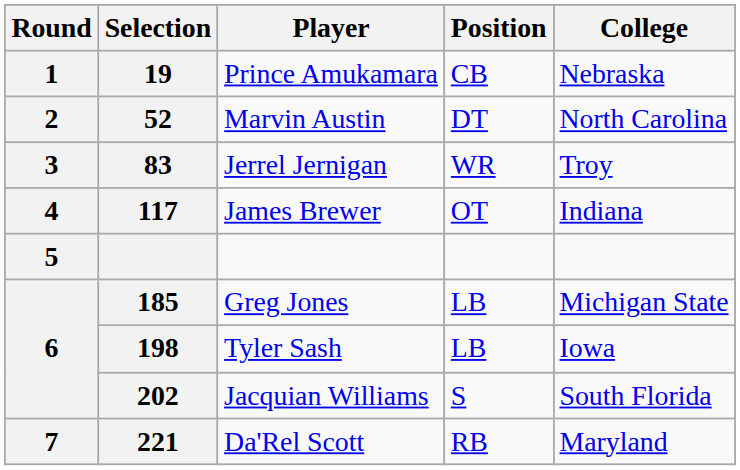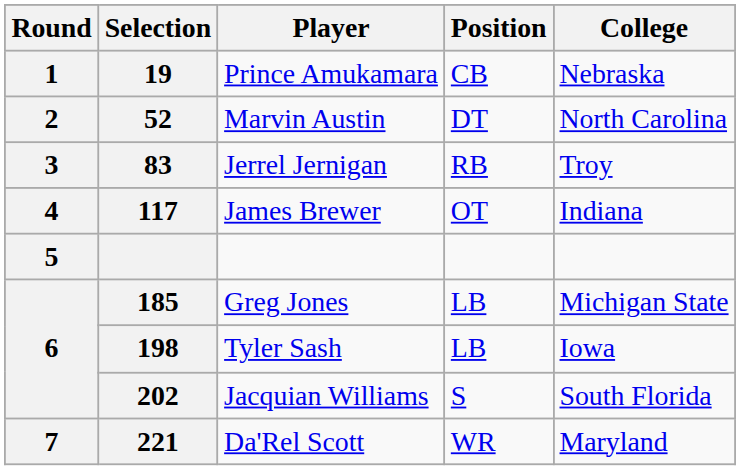(473, 165) WR -> (469, 165) RB
(469, 440) RB -> (473, 440) WR
